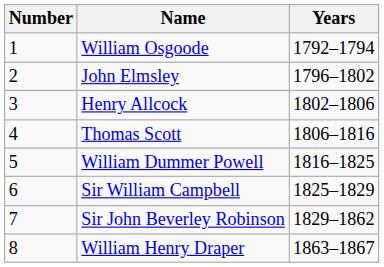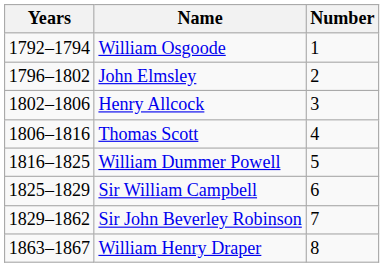columns swapped: (41, 18) <-> (334, 18)
